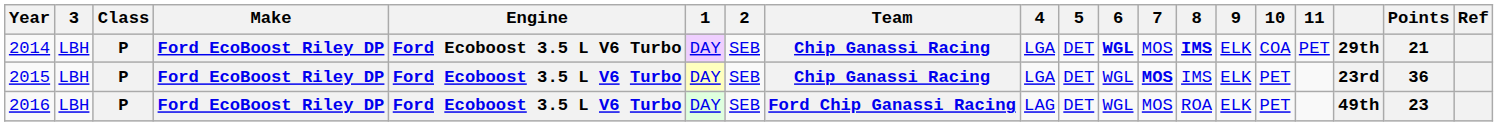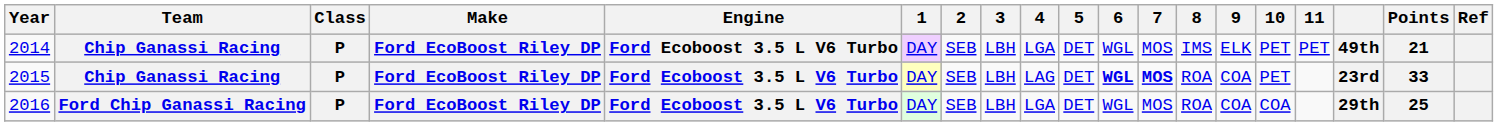columns swapped: (892, 19) <-> (74, 19)
(1118, 48) bold -> (1118, 48) normal
(1197, 48) bold -> (1197, 48) normal
(1275, 48) COA -> (1275, 48) PET
(1359, 48) 29th -> (1359, 48) 49th
(1040, 77) LGA -> (1040, 77) LAG
(1118, 77) normal -> (1118, 77) bold
(1197, 77) IMS -> (1197, 77) ROA
(1236, 77) ELK -> (1236, 77) COA
(1419, 77) 36 -> (1419, 77) 33
(1040, 106) LAG -> (1040, 106) LGA
(1236, 106) ELK -> (1236, 106) COA
(1275, 106) PET -> (1275, 106) COA
(1359, 106) 49th -> (1359, 106) 29th
(1419, 106) 23 -> (1419, 106) 25
